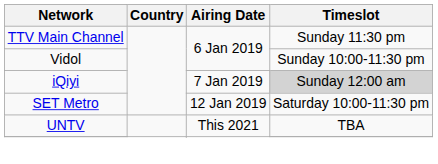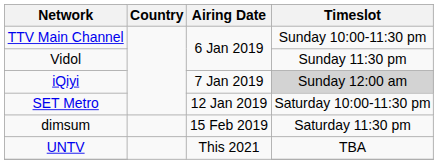(351, 37) Sunday 11:30 pm -> (352, 37) Sunday 10:00-11:30 pm
(351, 59) Sunday 10:00-11:30 pm -> (352, 59) Sunday 11:30 pm
+ row: (66, 125)
